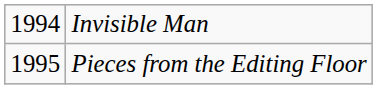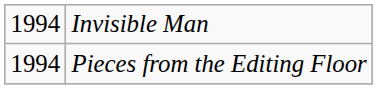(35, 63) 1995 -> (35, 63) 1994
